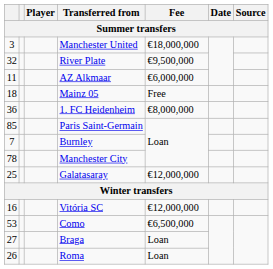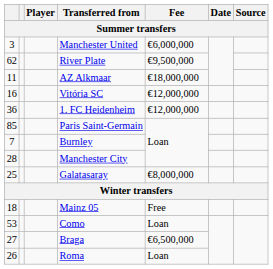(173, 45) €18,000,000 -> (171, 45) €6,000,000
(12, 61) 32 -> (12, 61) 62
(171, 77) €6,000,000 -> (173, 77) €18,000,000
rows swapped: (79, 93) <-> (81, 207)
(171, 110) €8,000,000 -> (173, 110) €12,000,000
(12, 158) 78 -> (12, 158) 28
(173, 175) €12,000,000 -> (171, 175) €8,000,000
(171, 223) €6,500,000 -> (158, 223) Loan
(158, 239) Loan -> (171, 239) €6,500,000
